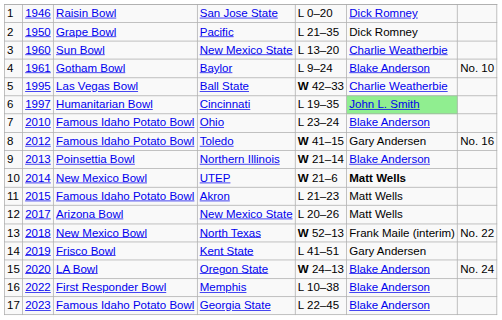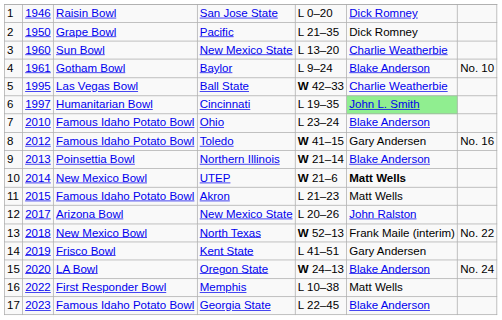(376, 214) Matt Wells -> (383, 214) John Ralston
(390, 287) Blake Anderson -> (376, 287) Matt Wells
